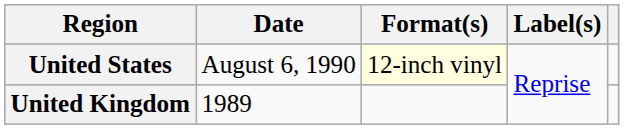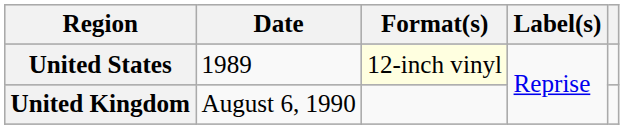(279, 64) August 6, 1990 -> (227, 64) 1989
(227, 104) 1989 -> (279, 104) August 6, 1990
